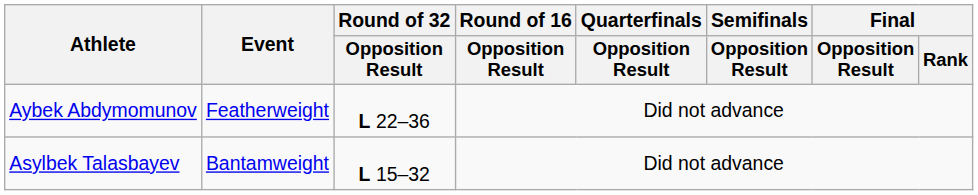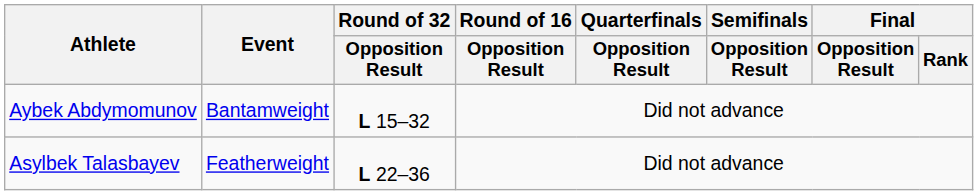(267, 111) Featherweight -> (267, 111) Bantamweight
(394, 122) L 22–36 -> (394, 122) L 15–32
(267, 163) Bantamweight -> (267, 163) Featherweight
(394, 174) L 15–32 -> (394, 174) L 22–36
